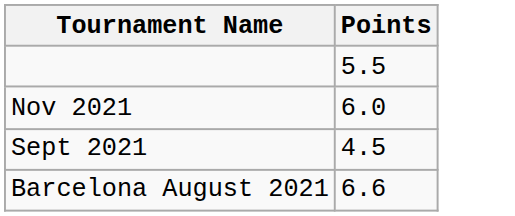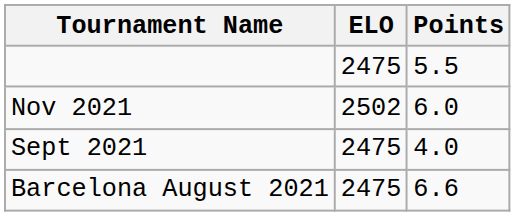+ column: (371, 26)
(364, 149) 4.5 -> (436, 149) 4.0
